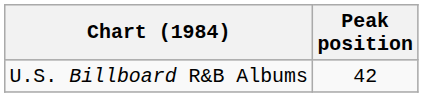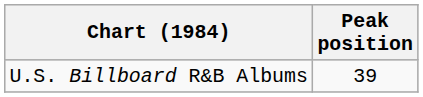(365, 76) 42 -> (365, 76) 39
